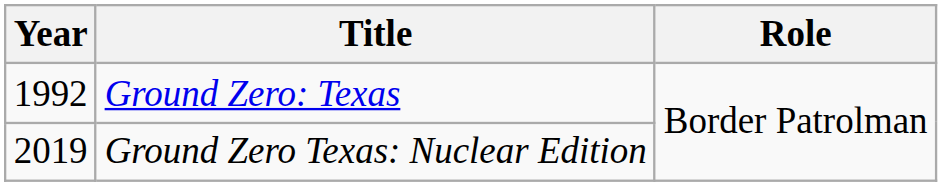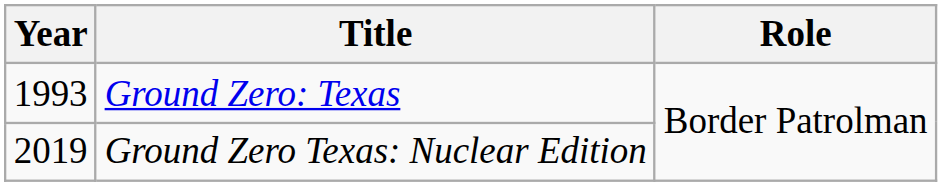(51, 92) 1992 -> (51, 92) 1993
